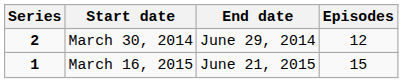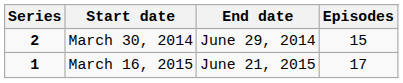(358, 41) 12 -> (358, 41) 15
(358, 65) 15 -> (358, 65) 17
